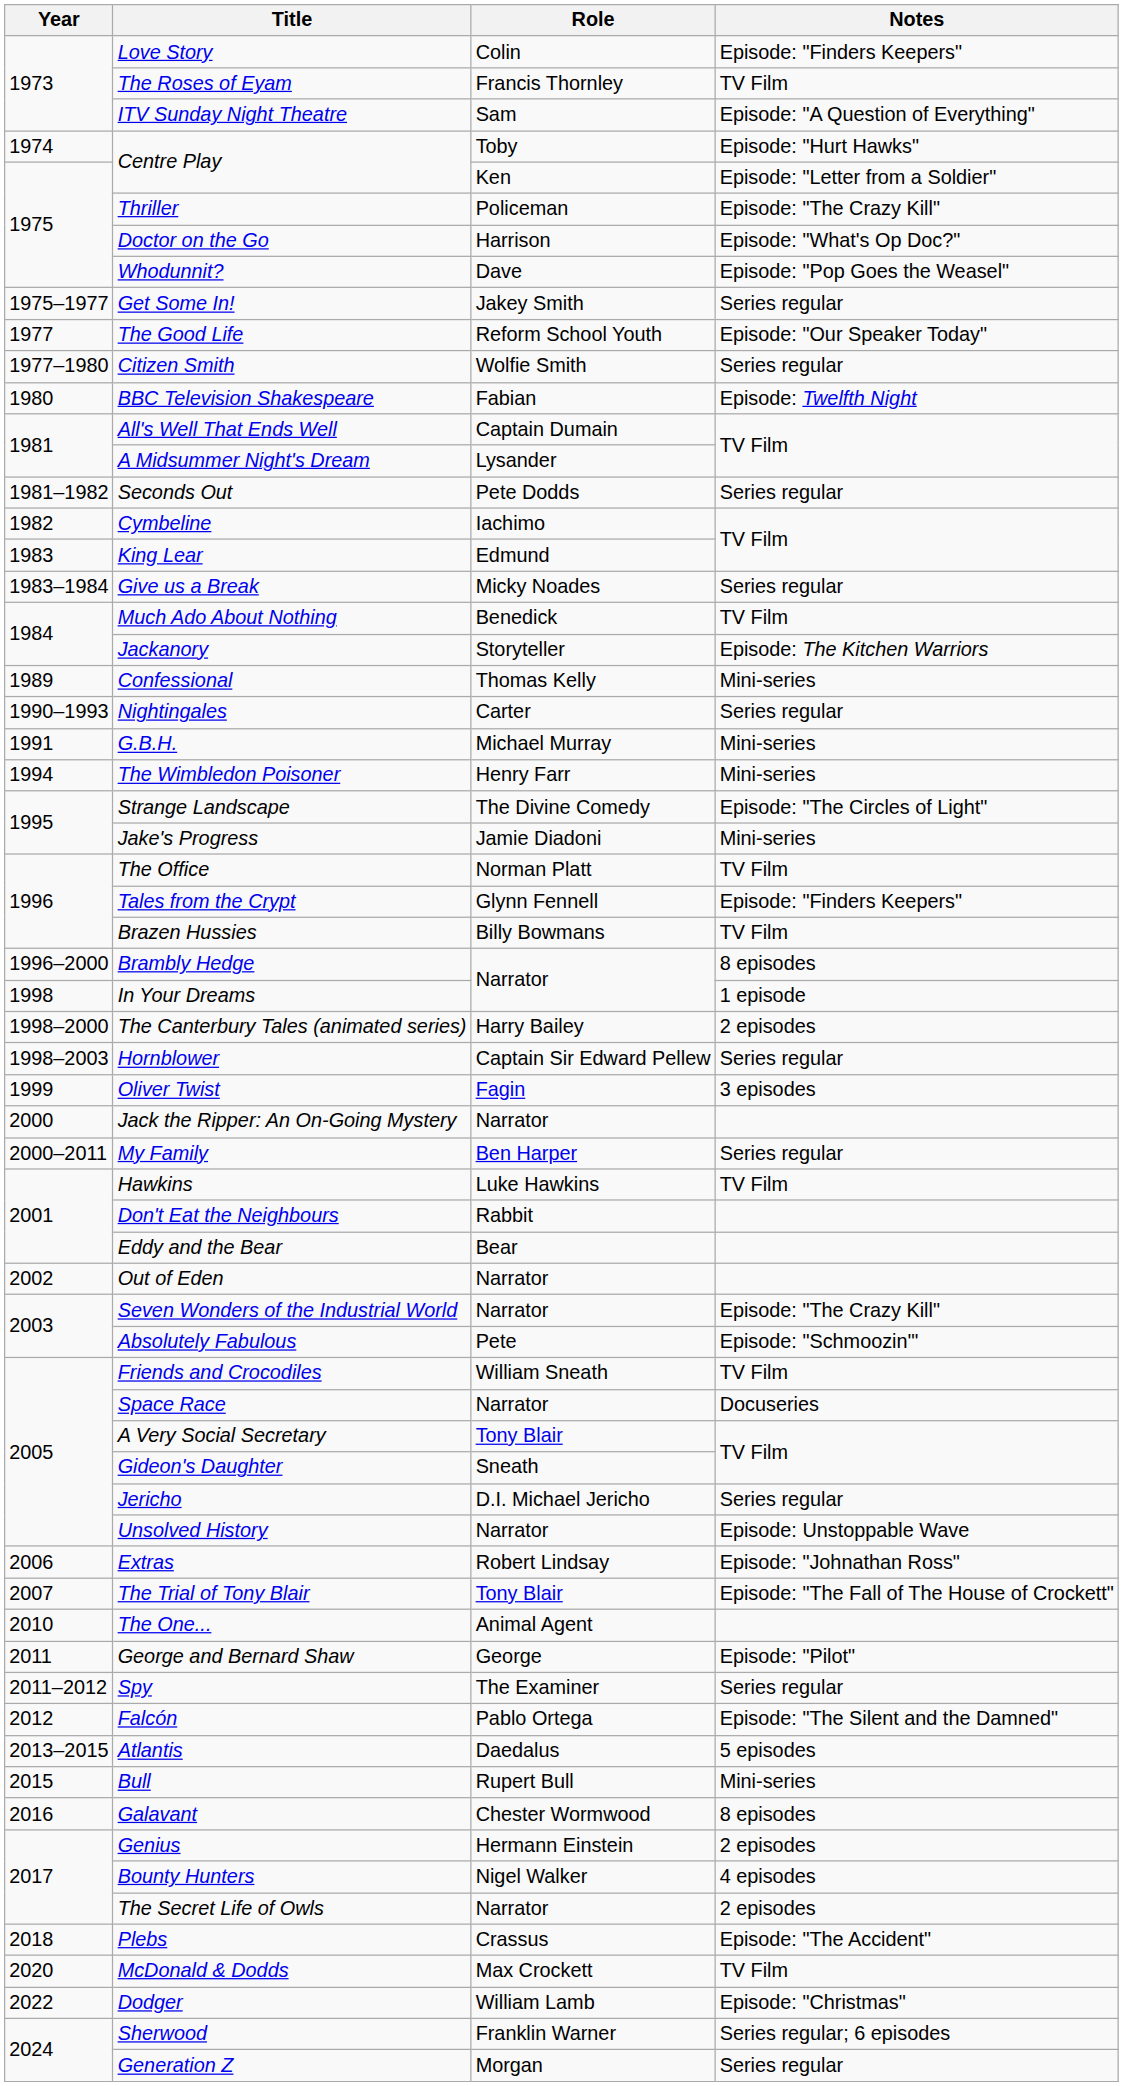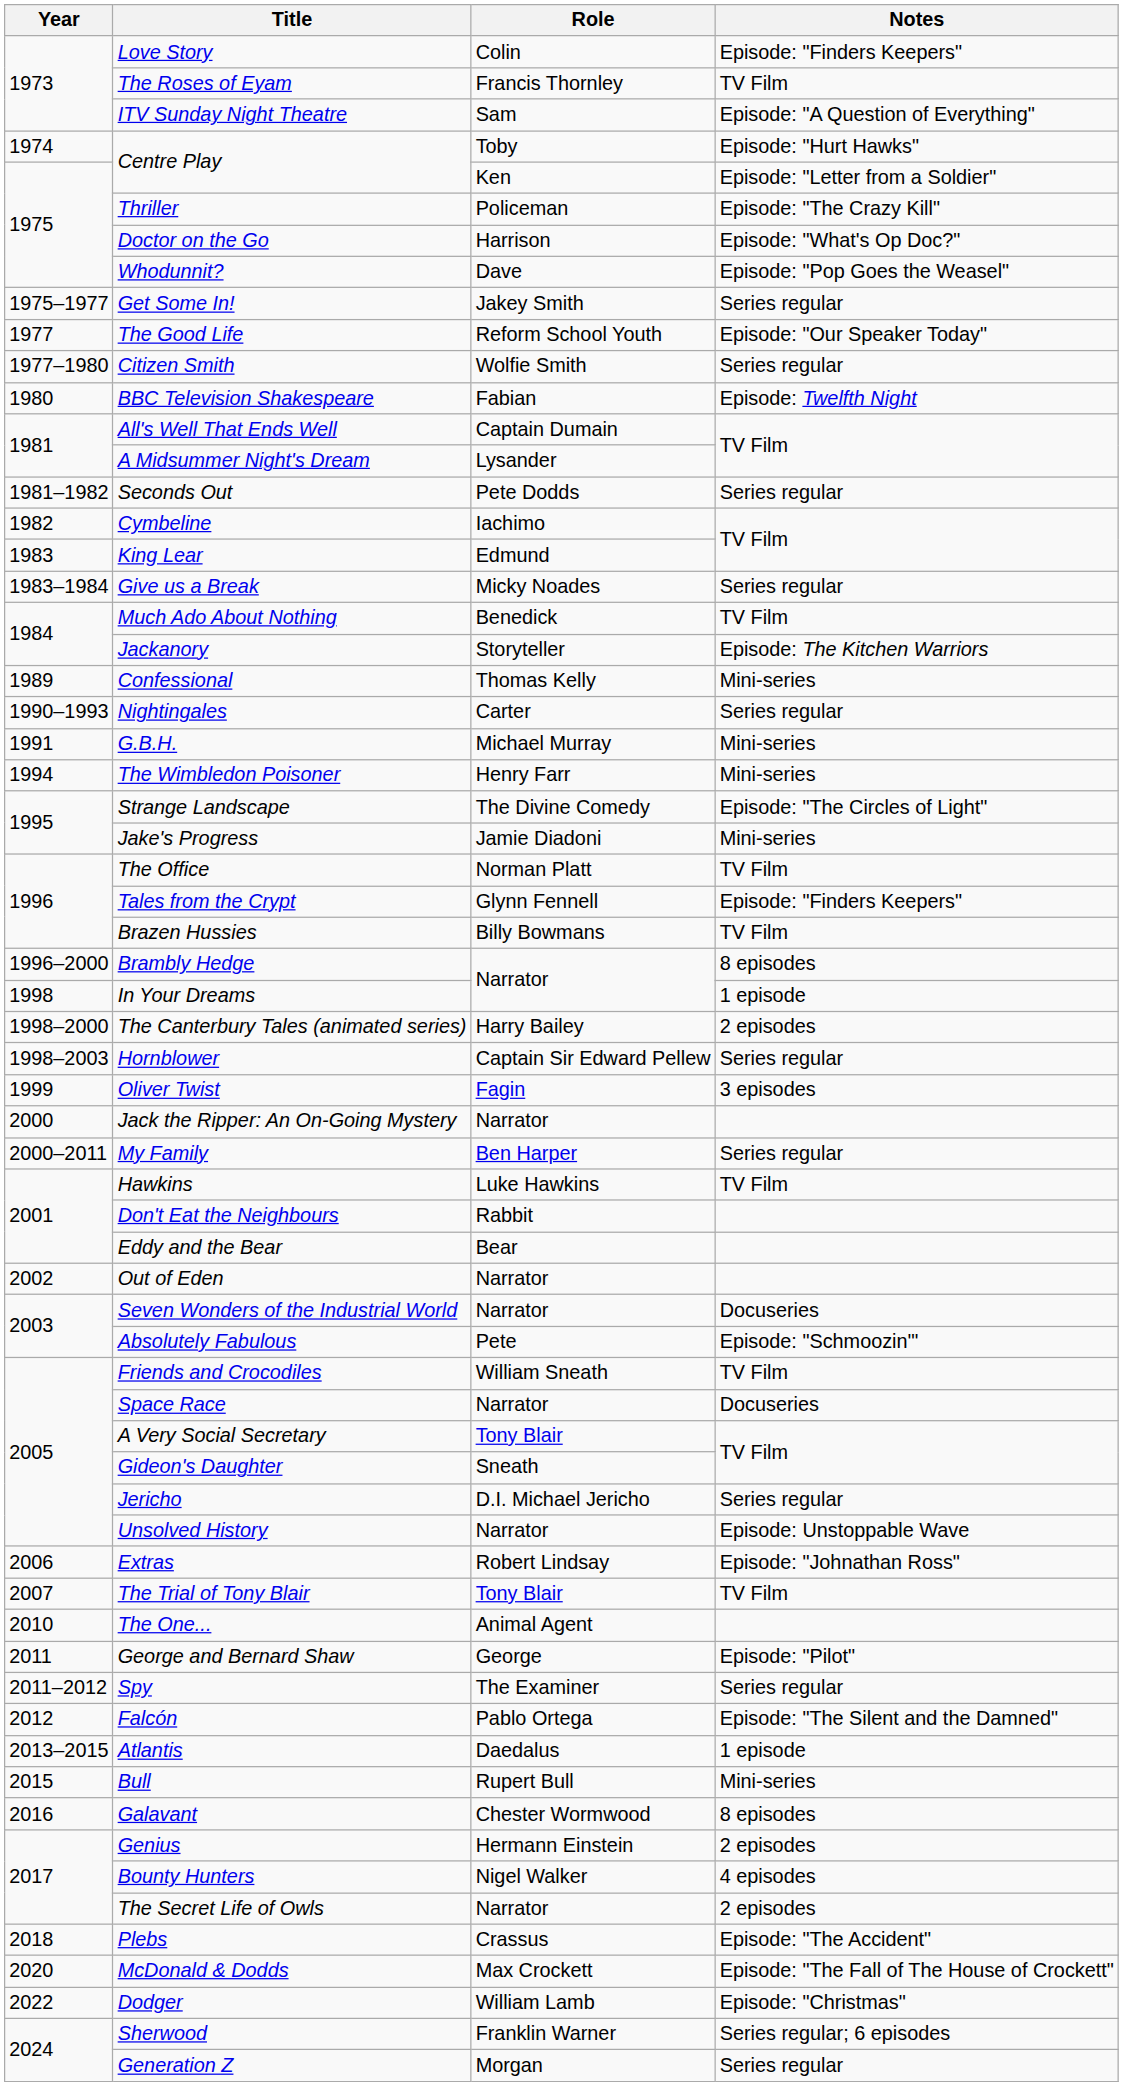(830, 1310) Episode: "The Crazy Kill" -> (769, 1310) Docuseries
(917, 1593) Episode: "The Fall of The House of Crockett" -> (754, 1593) TV Film
(768, 1750) 5 episodes -> (763, 1750) 1 episode
(754, 1971) TV Film -> (917, 1971) Episode: "The Fall of The House of Crockett"
